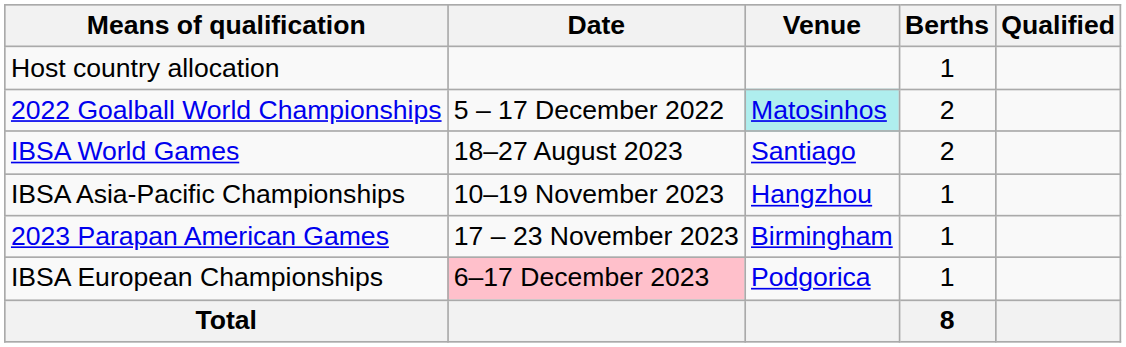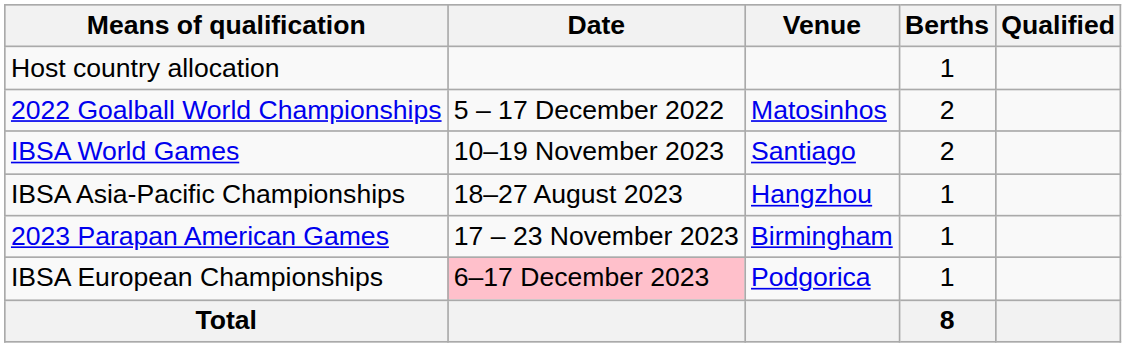(819, 109) paleturquoise background -> (819, 109) no background
(568, 151) 18–27 August 2023 -> (589, 151) 10–19 November 2023
(589, 194) 10–19 November 2023 -> (568, 194) 18–27 August 2023
